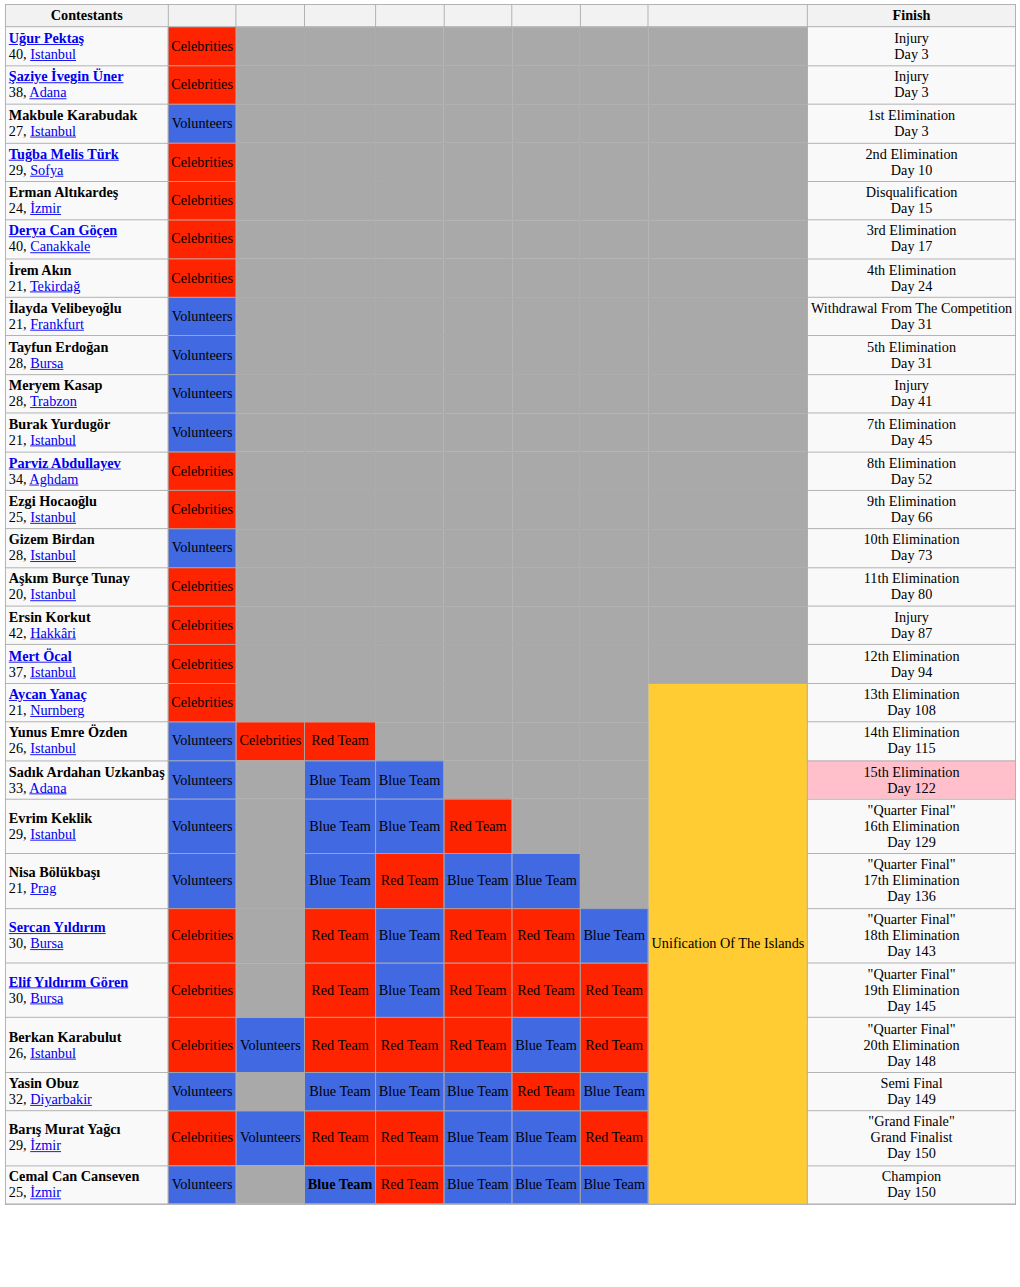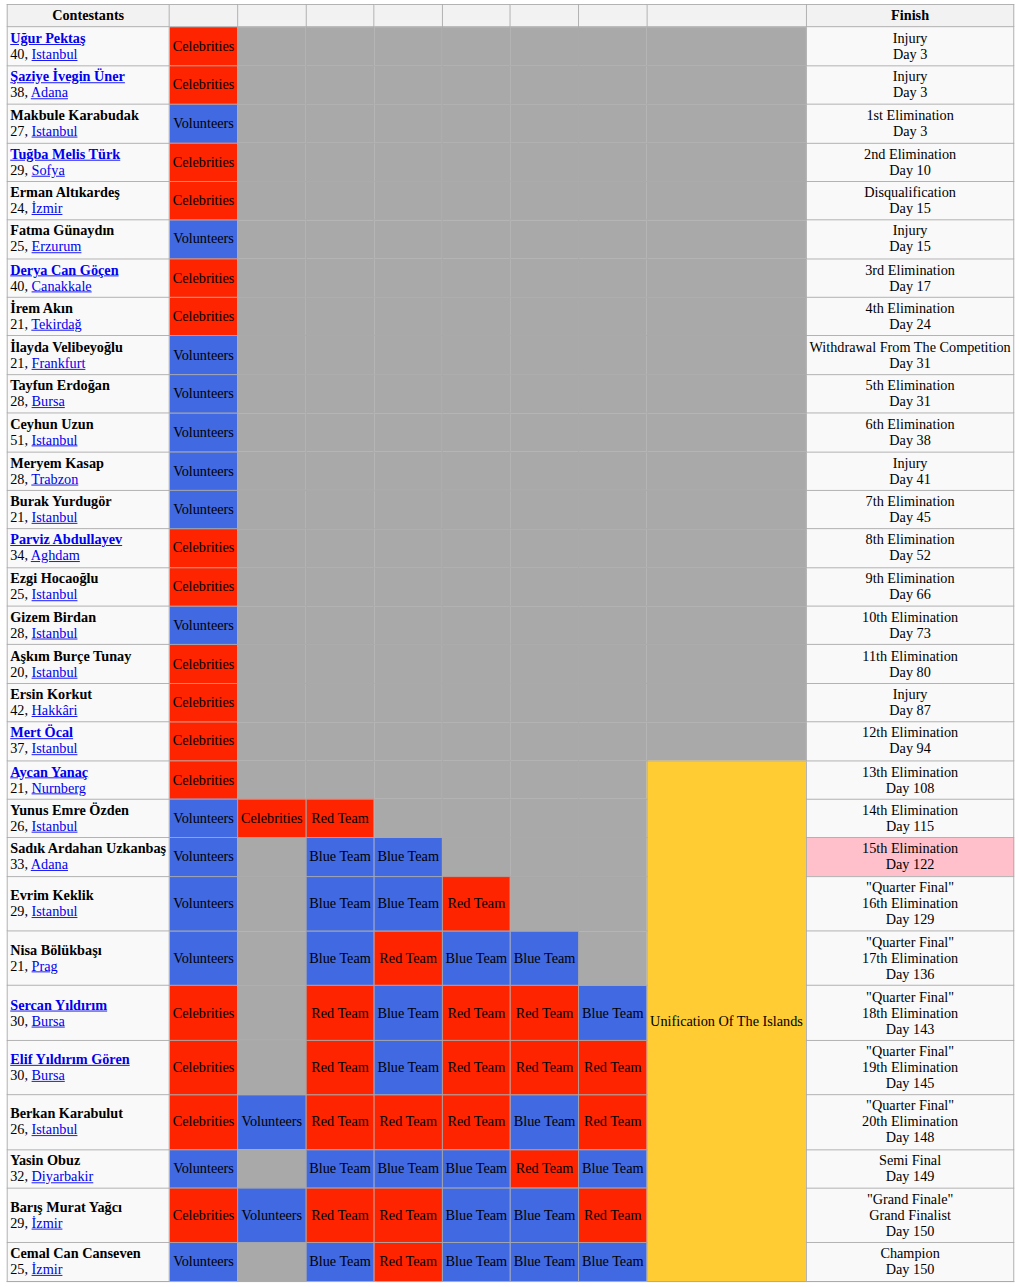+ row: (62, 239)
+ row: (52, 432)
(340, 1184) bold -> (340, 1262) normal
